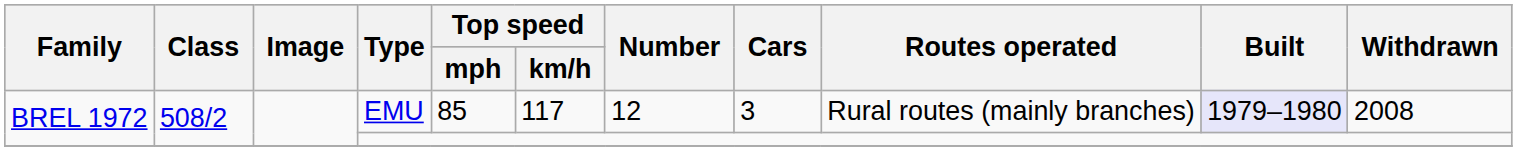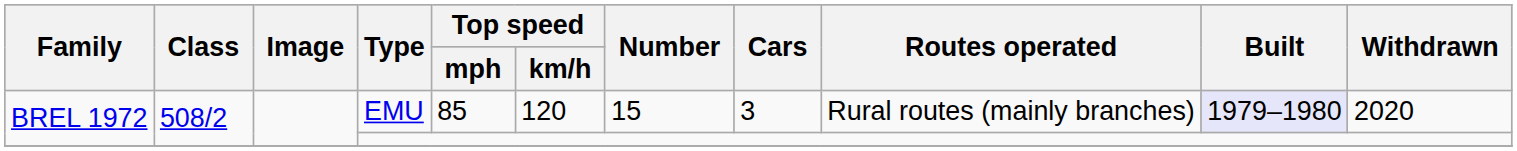(543, 111) 117 -> (544, 111) 120
(626, 111) 12 -> (626, 111) 15
(1384, 111) 2008 -> (1384, 111) 2020
